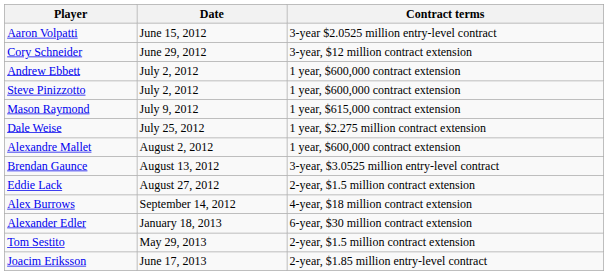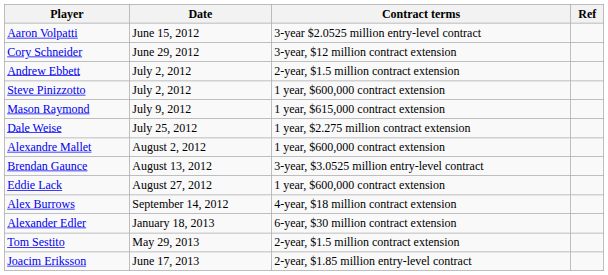+ column: (587, 14)
(375, 71) 1 year, $600,000 contract extension -> (367, 71) 2-year, $1.5 million contract extension
(382, 185) 2-year, $1.5 million contract extension -> (360, 185) 1 year, $600,000 contract extension
